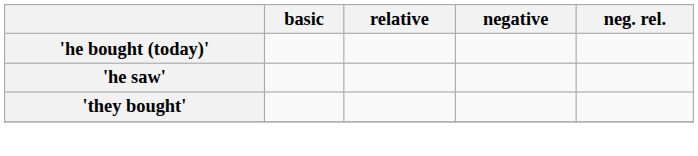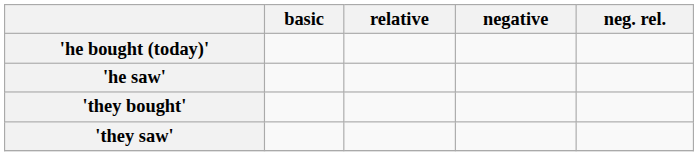+ row: (134, 135)
